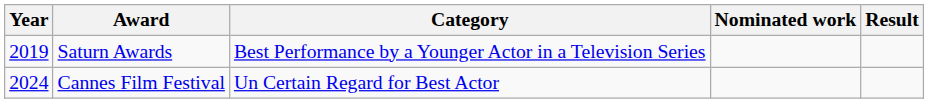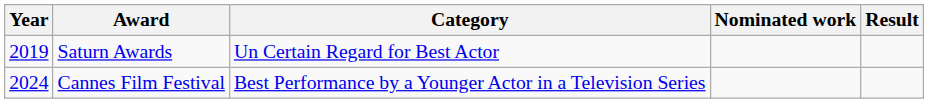(470, 51) Best Performance by a Younger Actor in a Television Series -> (366, 51) Un Certain Regard for Best Actor
(366, 82) Un Certain Regard for Best Actor -> (470, 82) Best Performance by a Younger Actor in a Television Series
